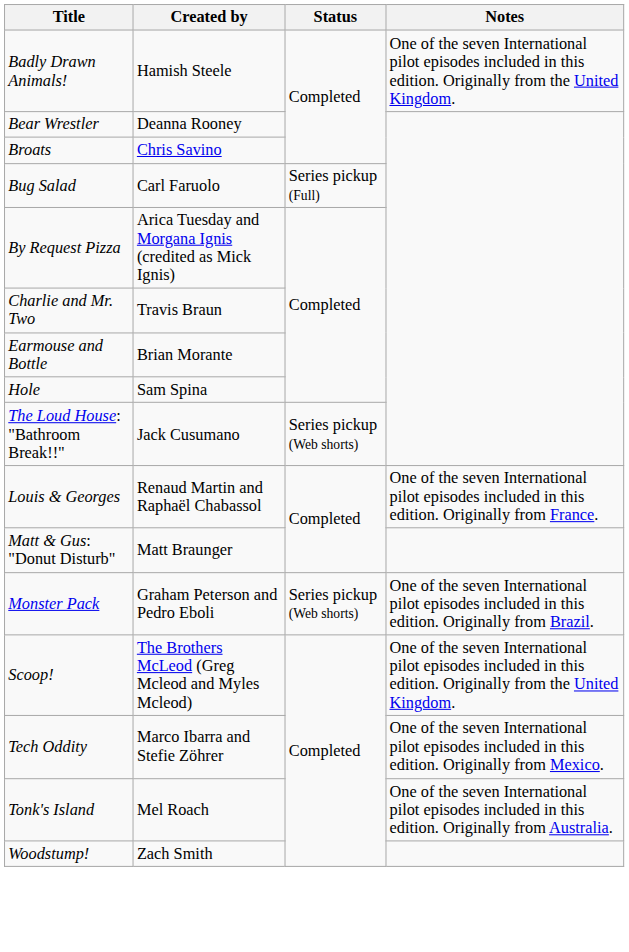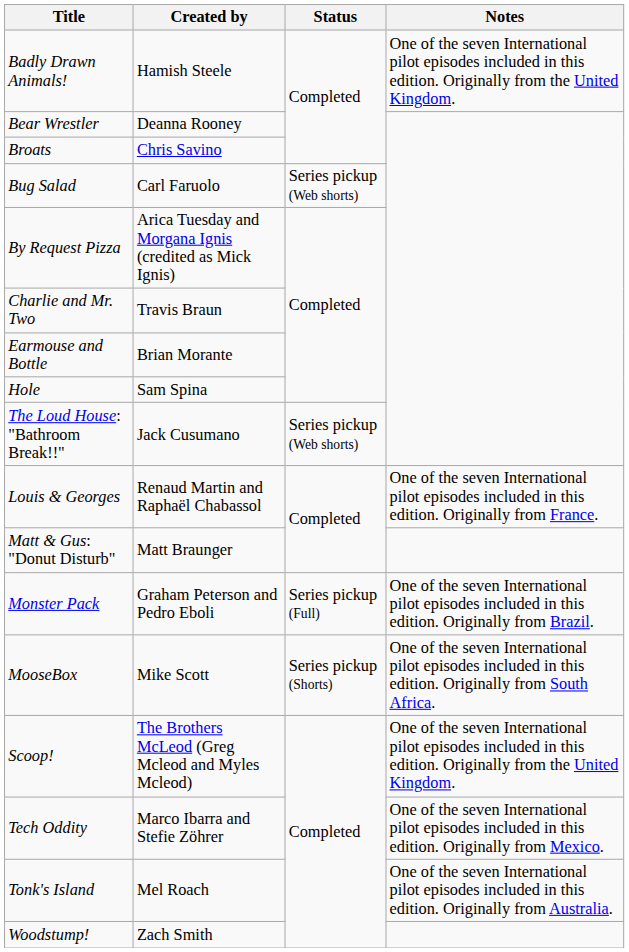(333, 185) Series pickup (Full) -> (333, 185) Series pickup (Web shorts)
(333, 603) Series pickup (Web shorts) -> (333, 603) Series pickup (Full)
+ row: (43, 675)
